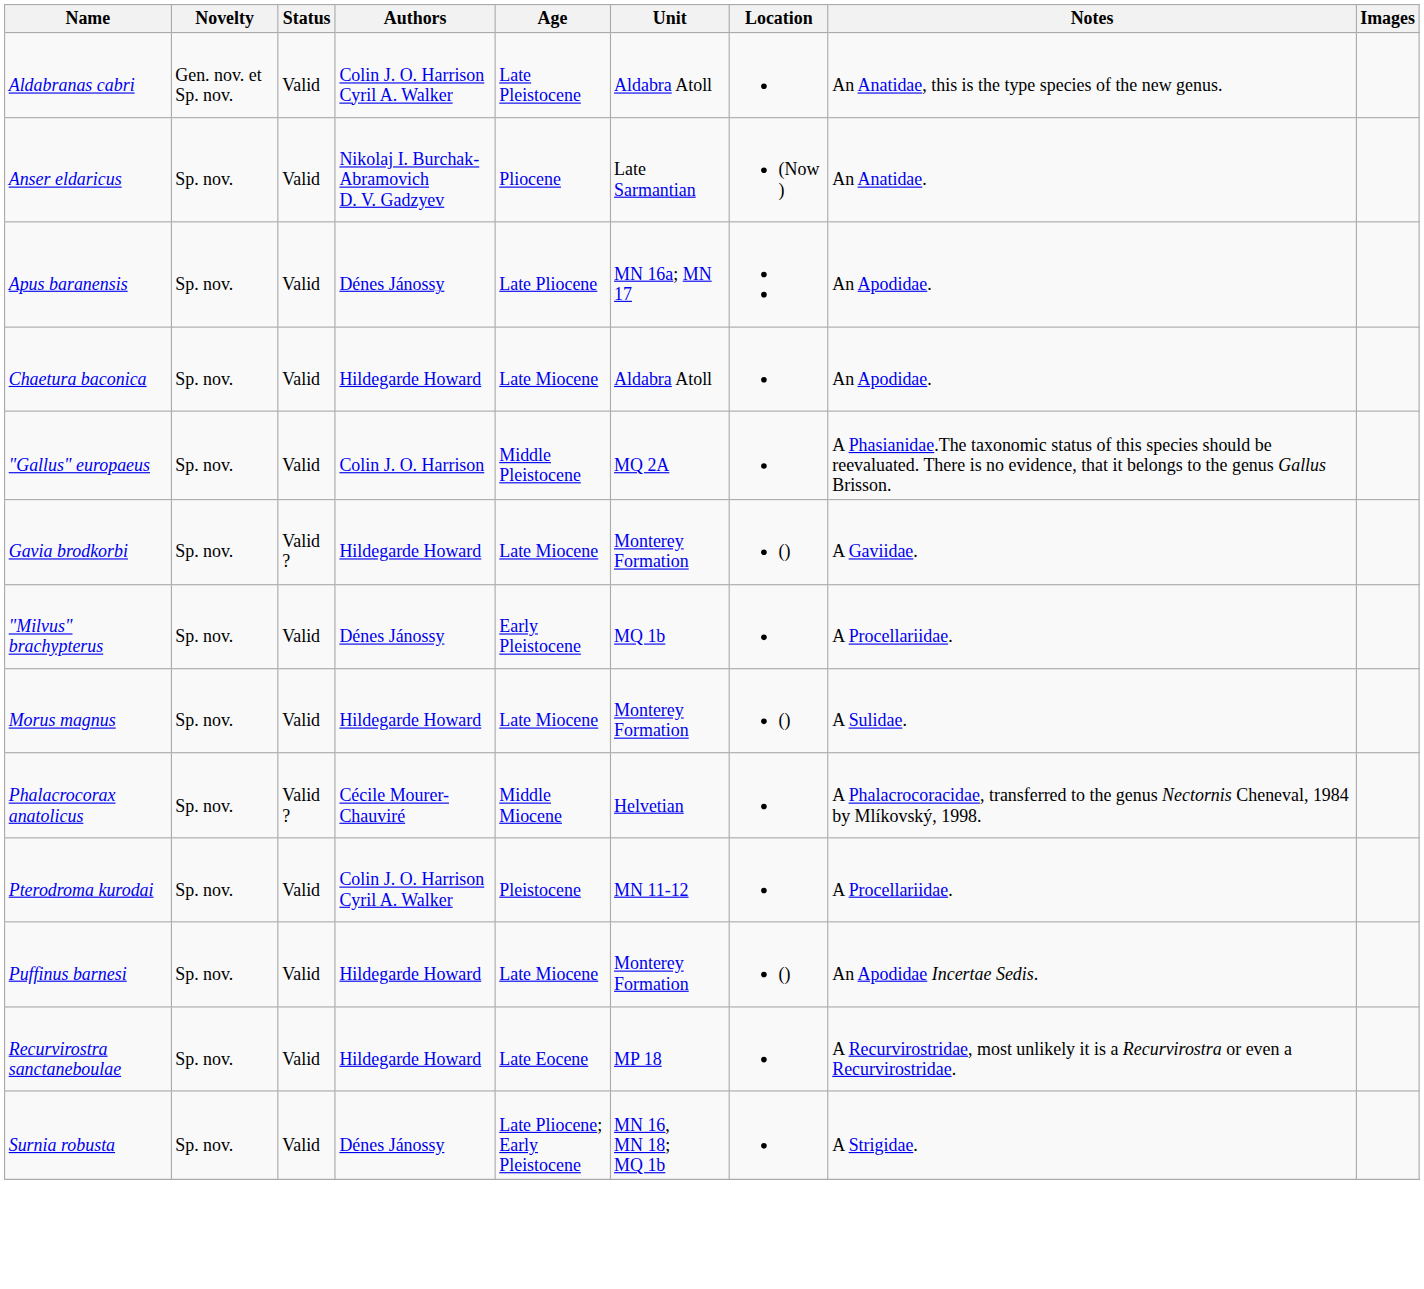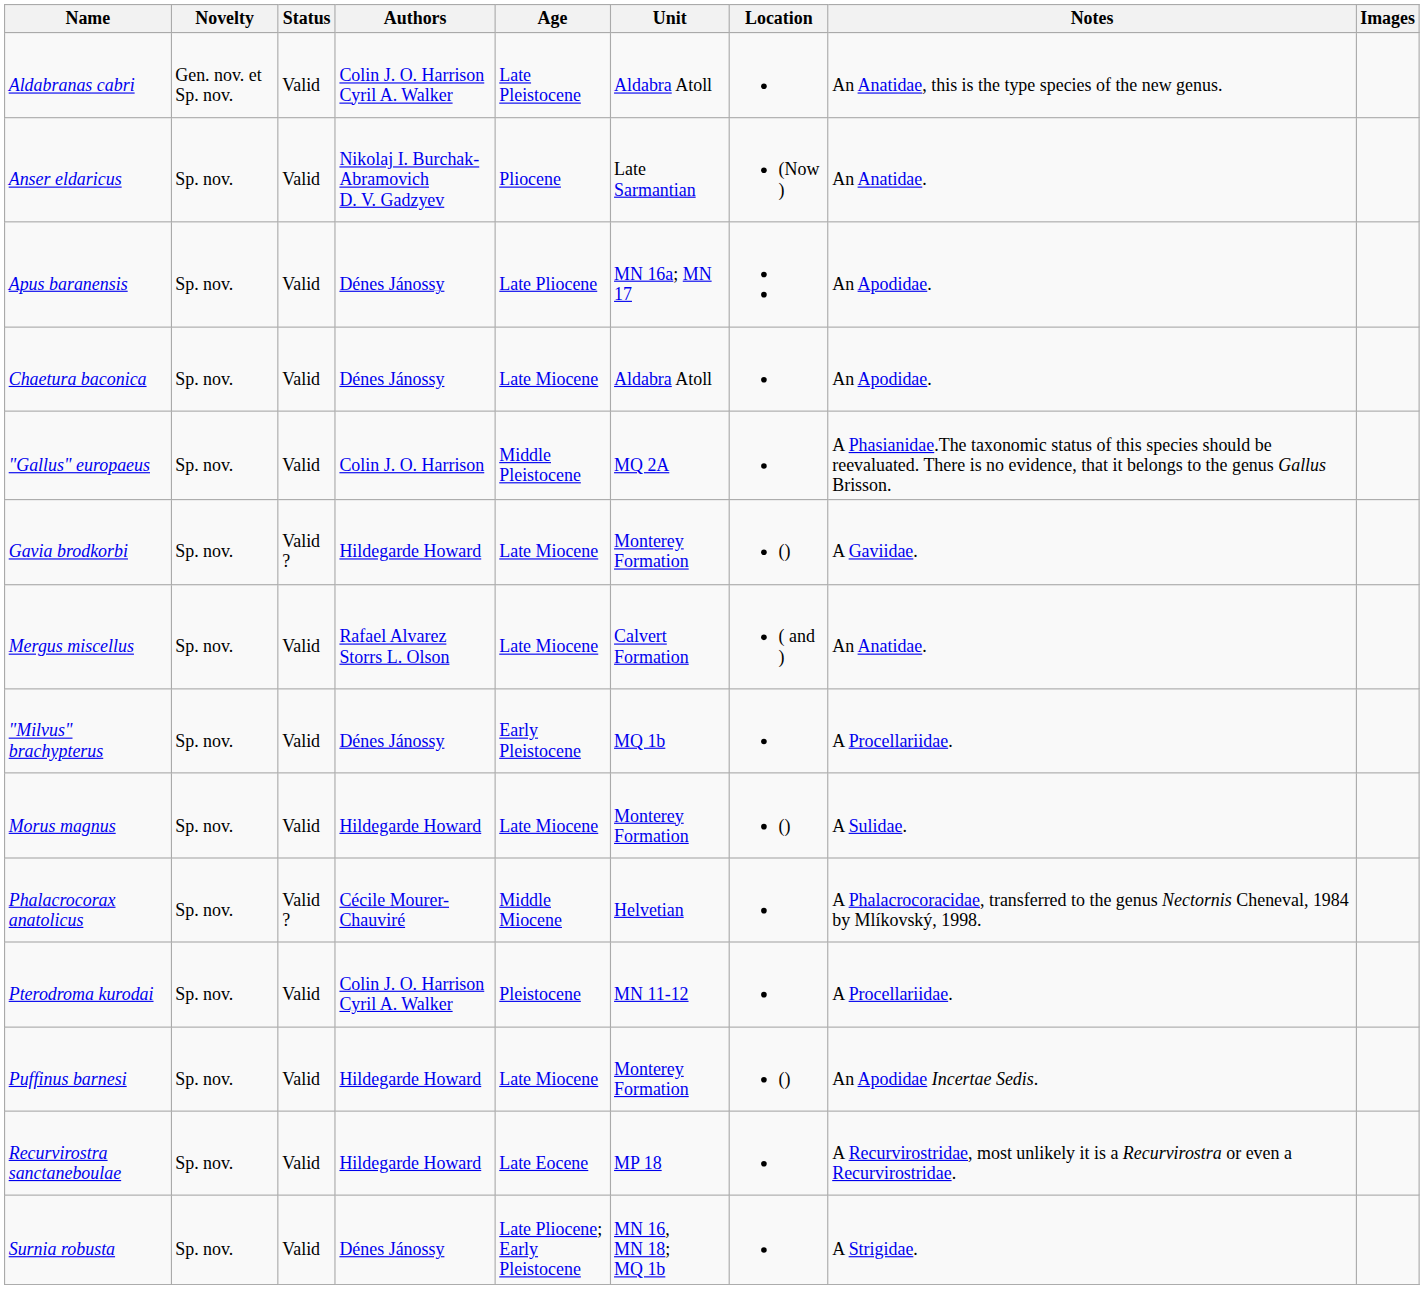(410, 378) Hildegarde Howard -> (392, 378) Dénes Jánossy
+ row: (71, 646)
